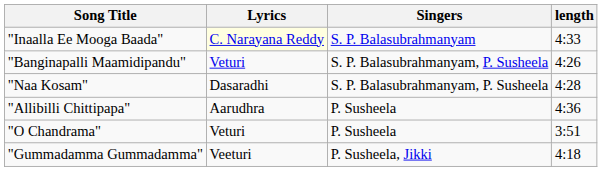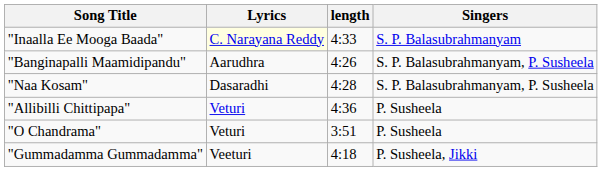columns swapped: (439, 16) <-> (574, 16)
(227, 62) Veturi -> (237, 62) Aarudhra
(237, 108) Aarudhra -> (227, 108) Veturi
